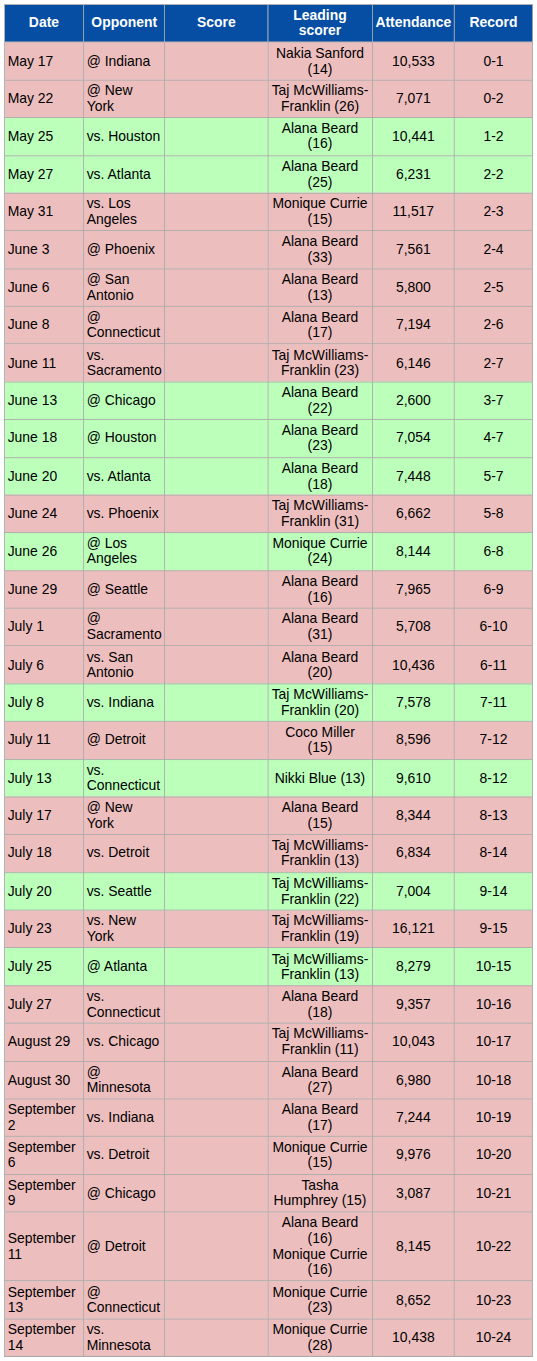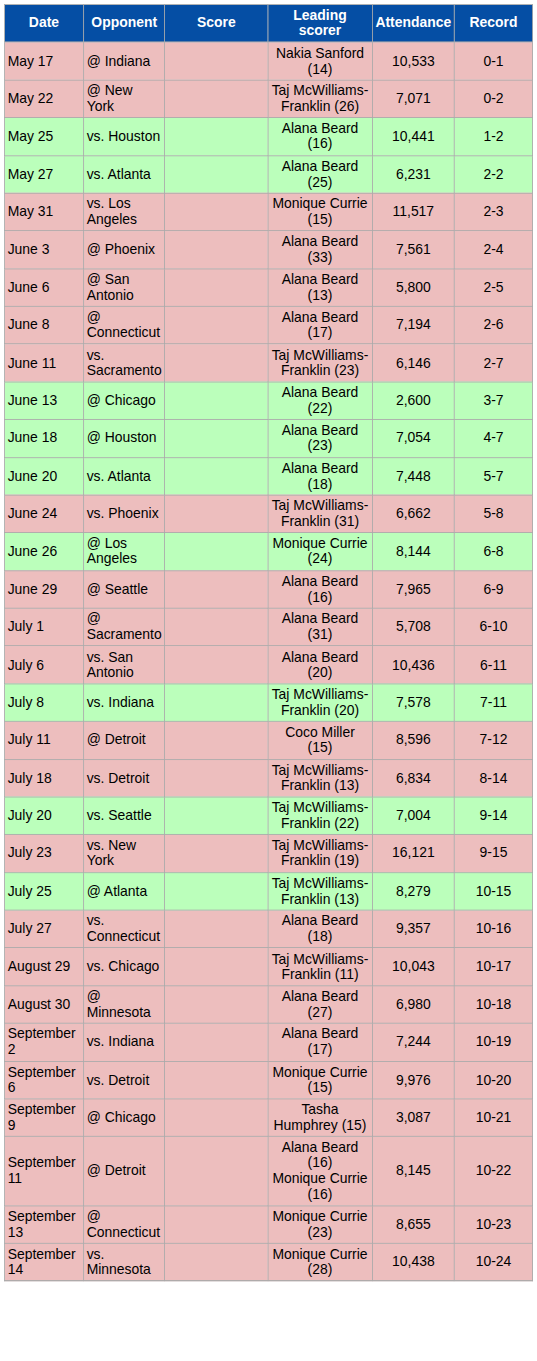- row: (30, 778)
- row: (30, 815)
(413, 1299) 8,652 -> (413, 1224) 8,655
